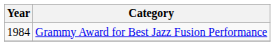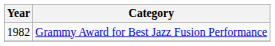(19, 31) 1984 -> (19, 31) 1982
